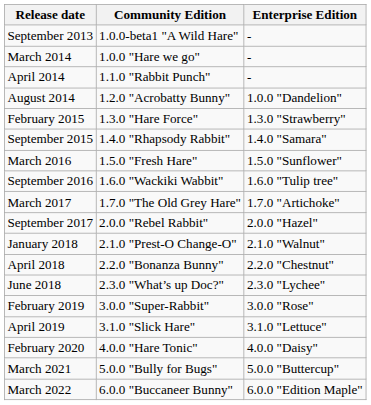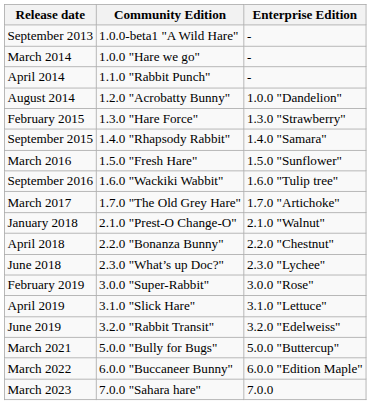- row: (50, 222)
+ row: (34, 327)
- row: (46, 347)
+ row: (39, 389)
